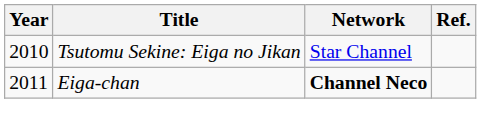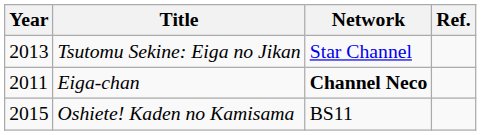(29, 51) 2010 -> (29, 51) 2013
+ row: (176, 113)
